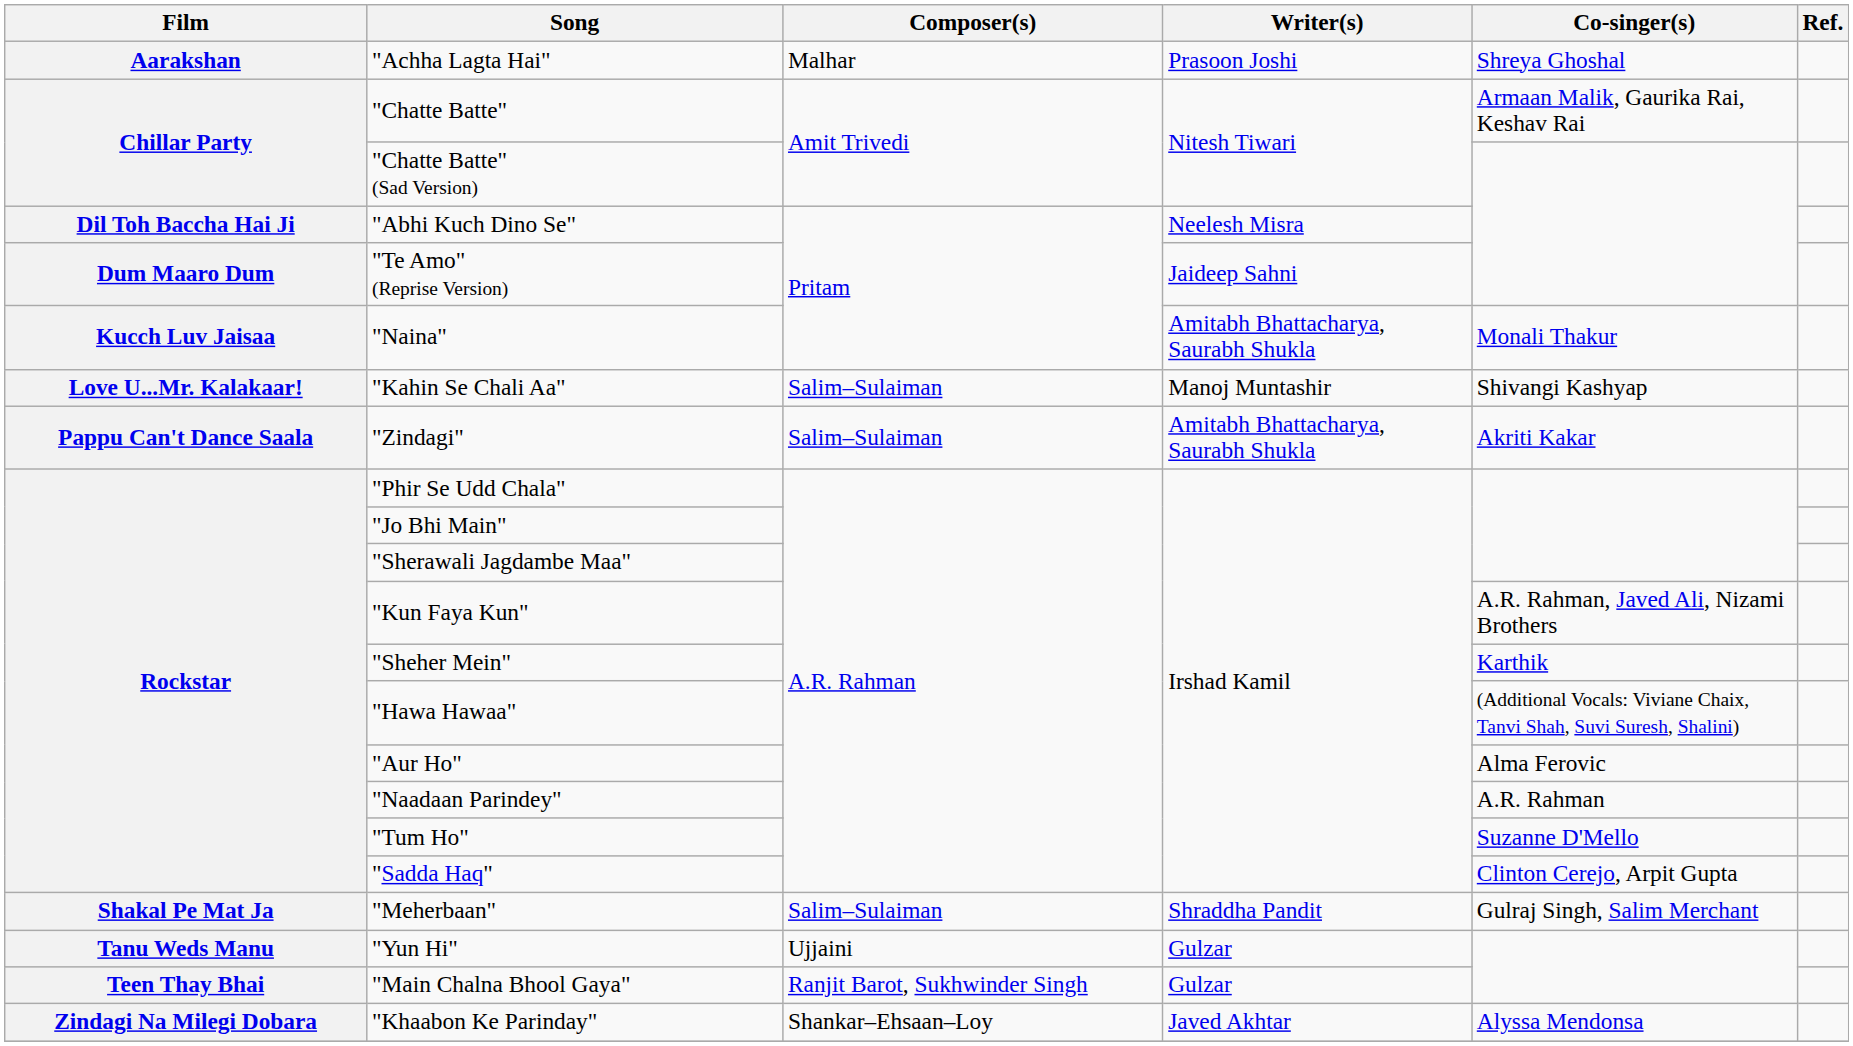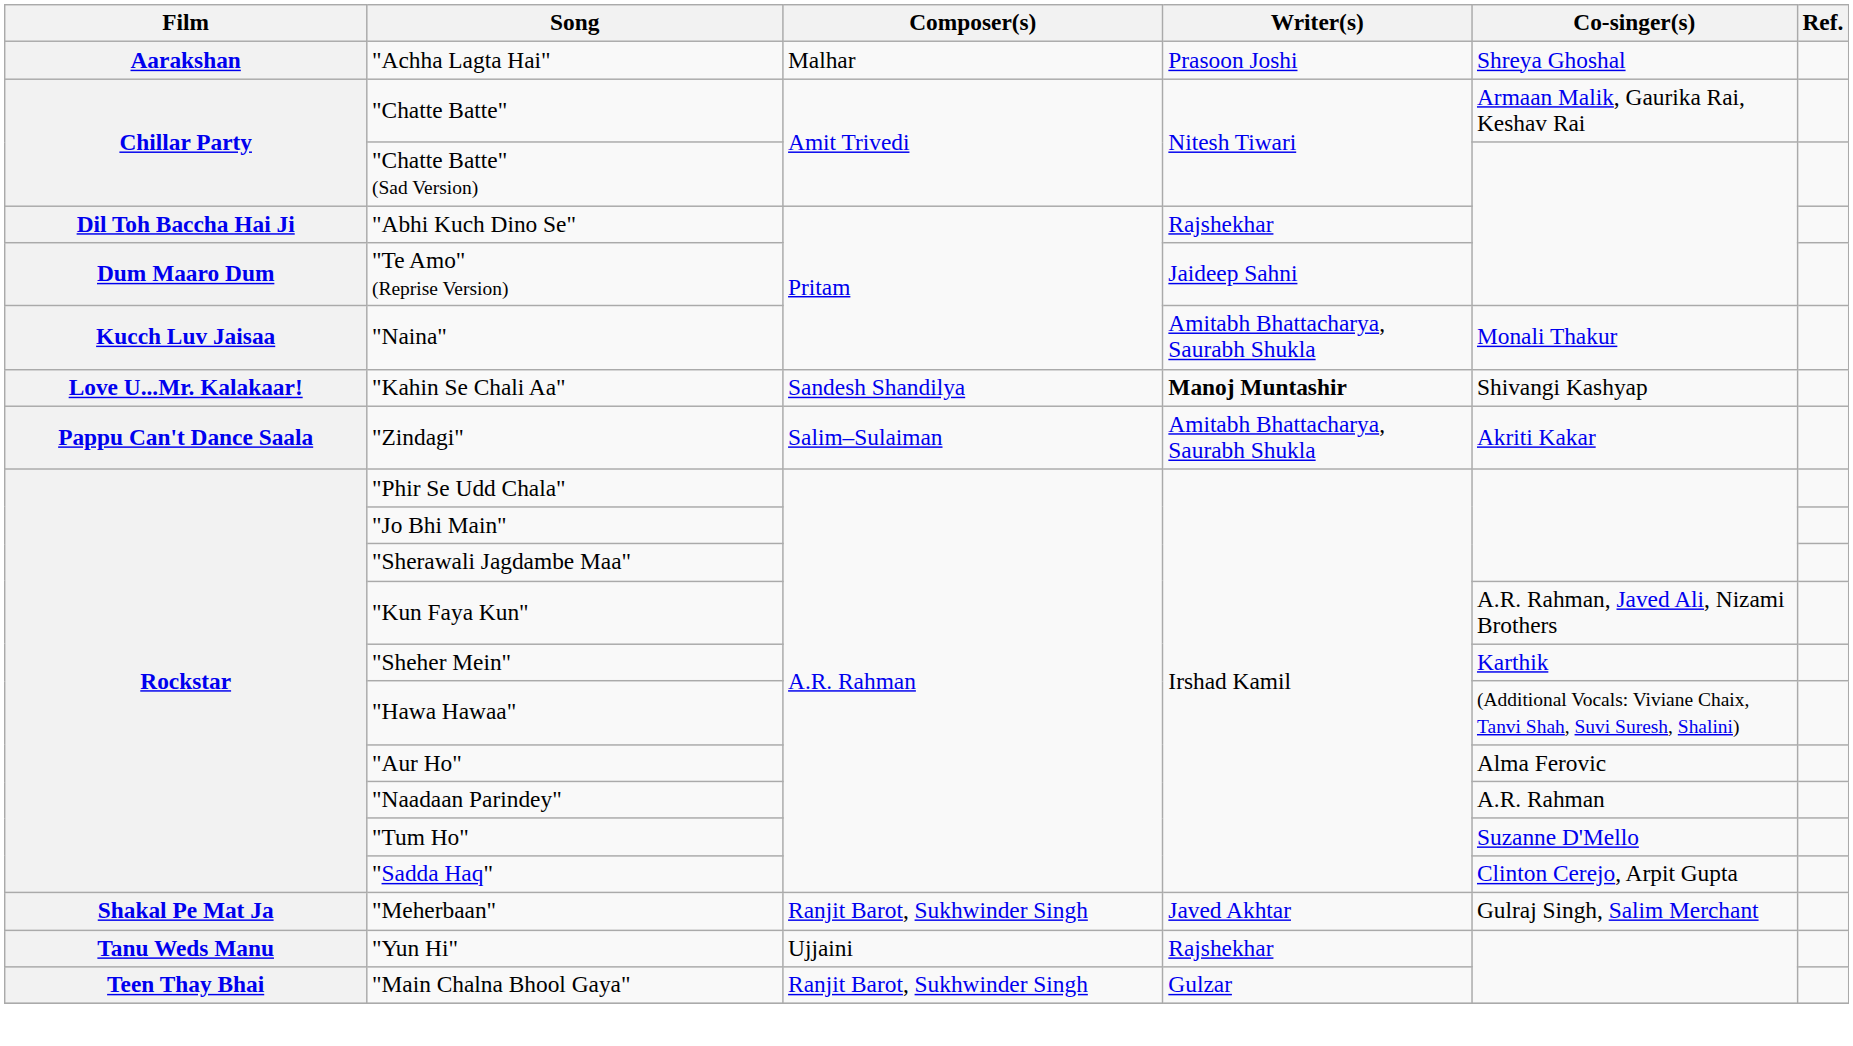(1236, 223) Neelesh Misra -> (1221, 223) Rajshekhar
(865, 387) Salim–Sulaiman -> (877, 387) Sandesh Shandilya
(1250, 387) normal -> (1258, 387) bold
(865, 910) Salim–Sulaiman -> (938, 910) Ranjit Barot, Sukhwinder Singh
(1245, 910) Shraddha Pandit -> (1230, 910) Javed Akhtar
(1200, 947) Gulzar -> (1221, 947) Rajshekhar
- row: (485, 1022)
